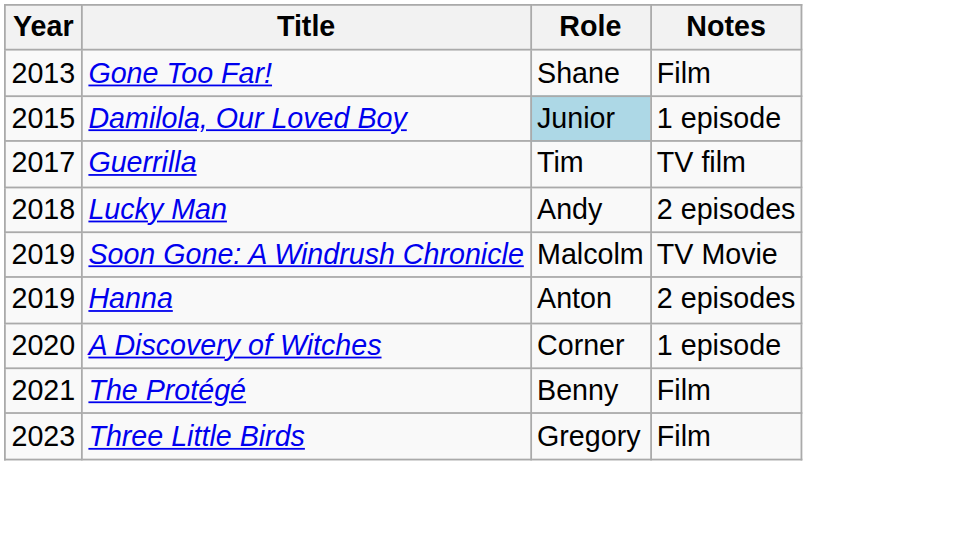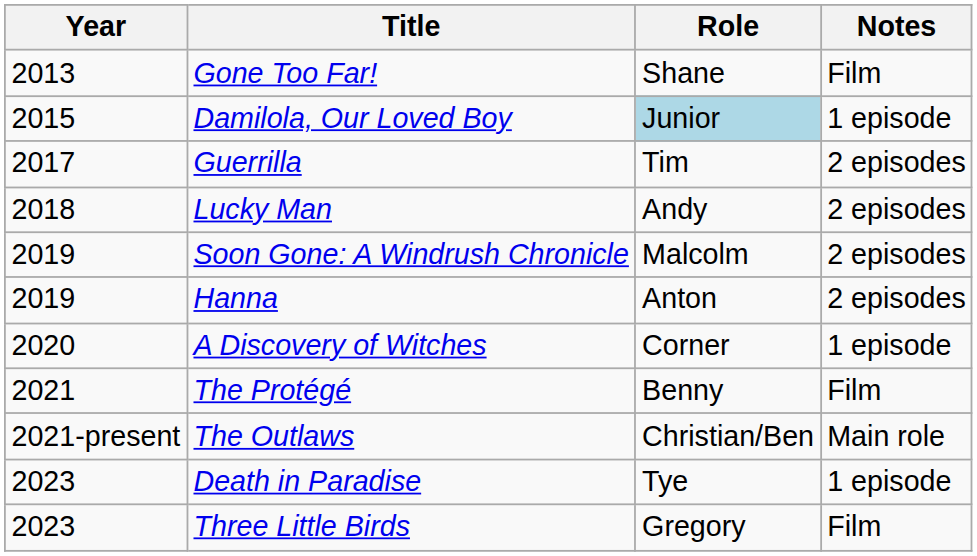(701, 163) TV film -> (896, 163) 2 episodes
(717, 254) TV Movie -> (896, 254) 2 episodes
+ row: (274, 436)
+ row: (307, 481)
